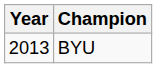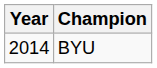(29, 47) 2013 -> (29, 47) 2014
